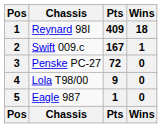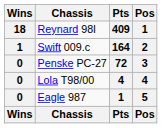columns swapped: (17, 12) <-> (142, 12)
(115, 46) 167 -> (121, 46) 164
(115, 80) 9 -> (121, 80) 4
